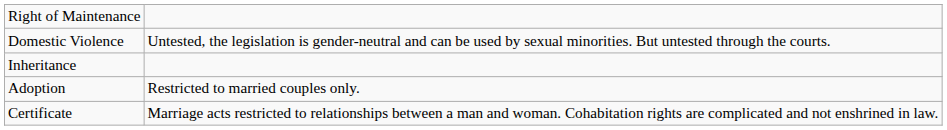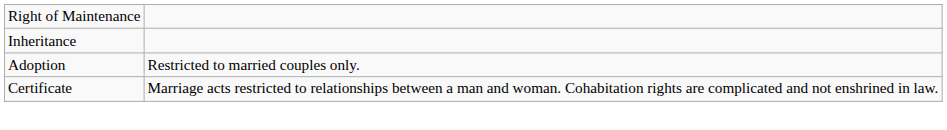- row: (66, 40)
